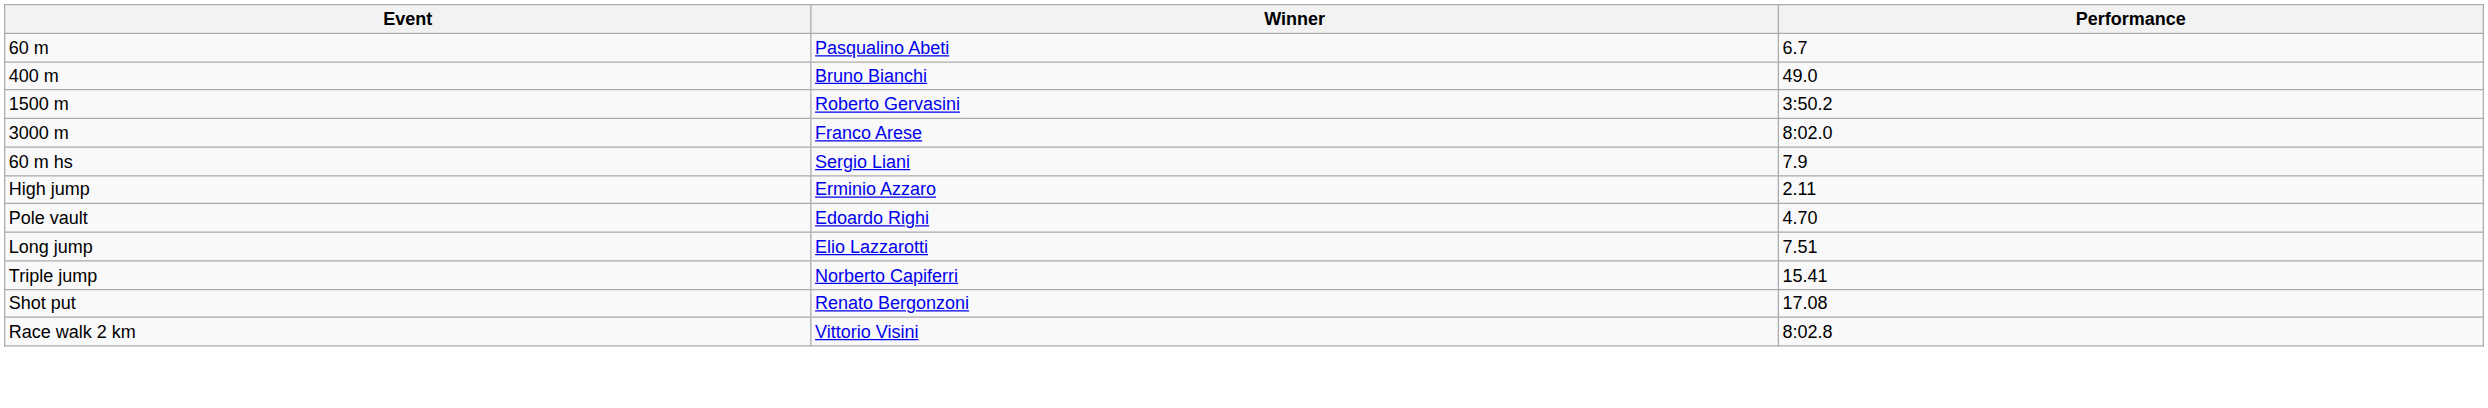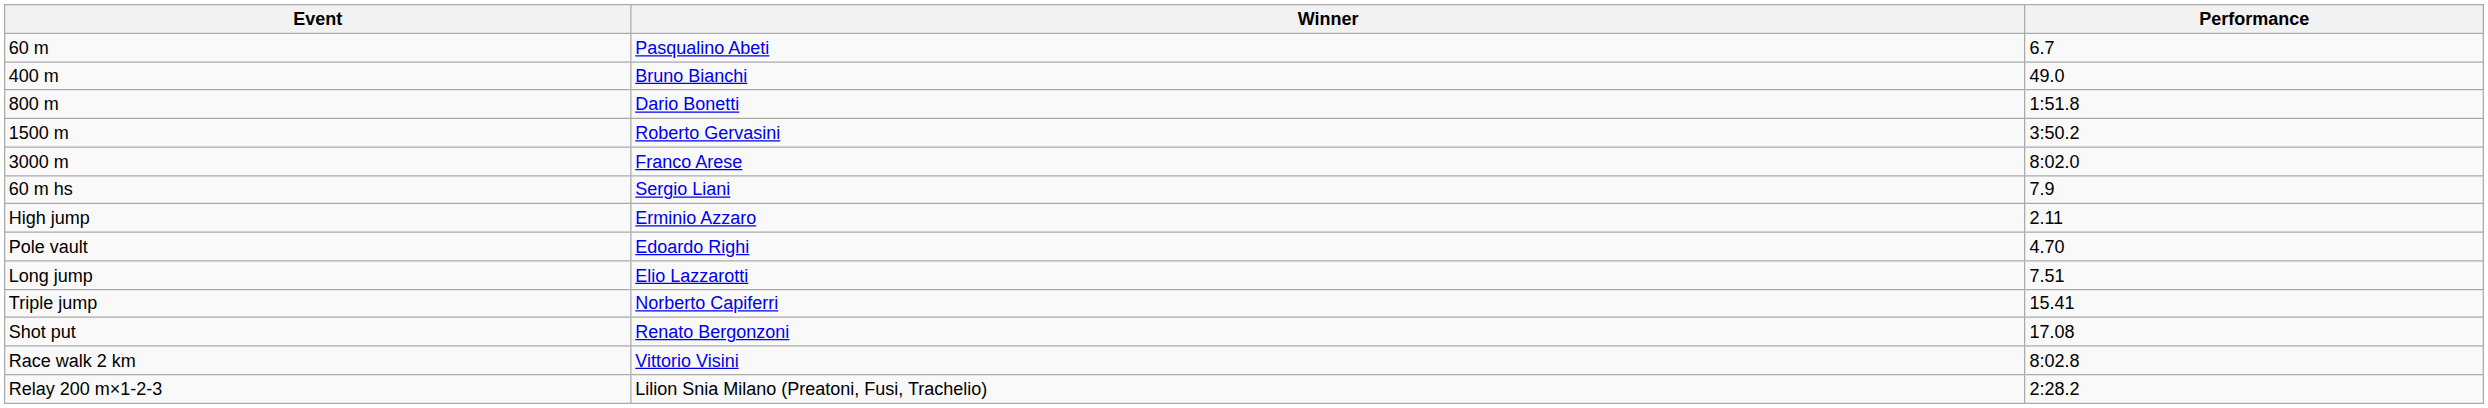+ row: (34, 105)
+ row: (86, 389)
